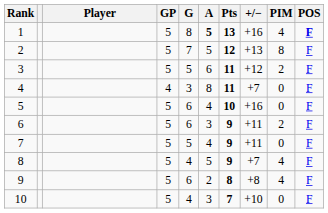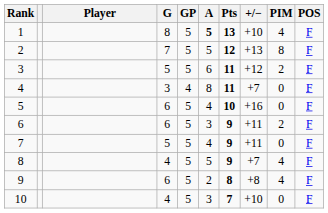columns swapped: (168, 13) <-> (189, 13)
(253, 32) +16 -> (253, 32) +10
(309, 32) bold -> (309, 32) normal
